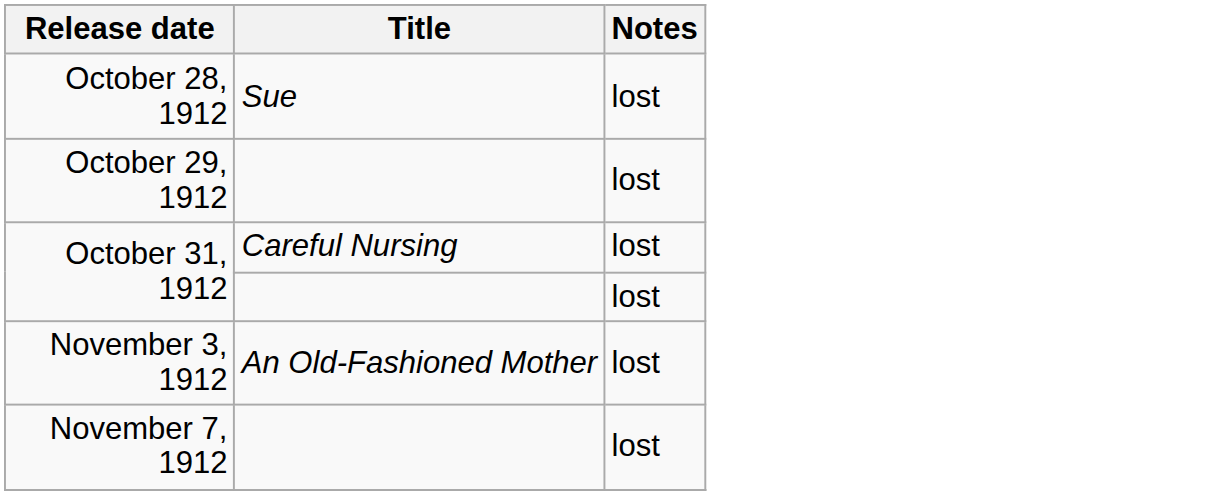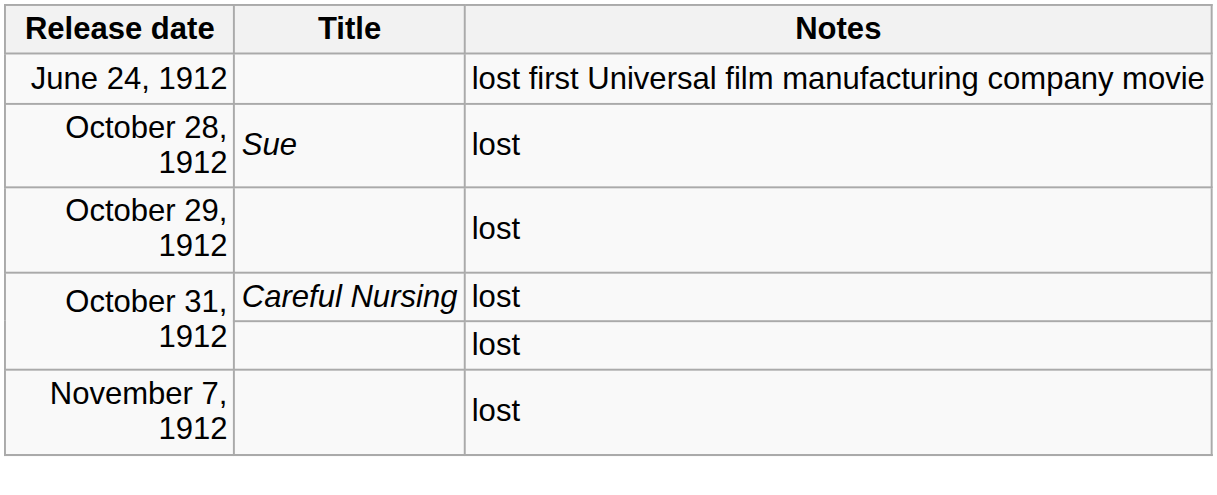+ row: (129, 78)
- row: (139, 362)
